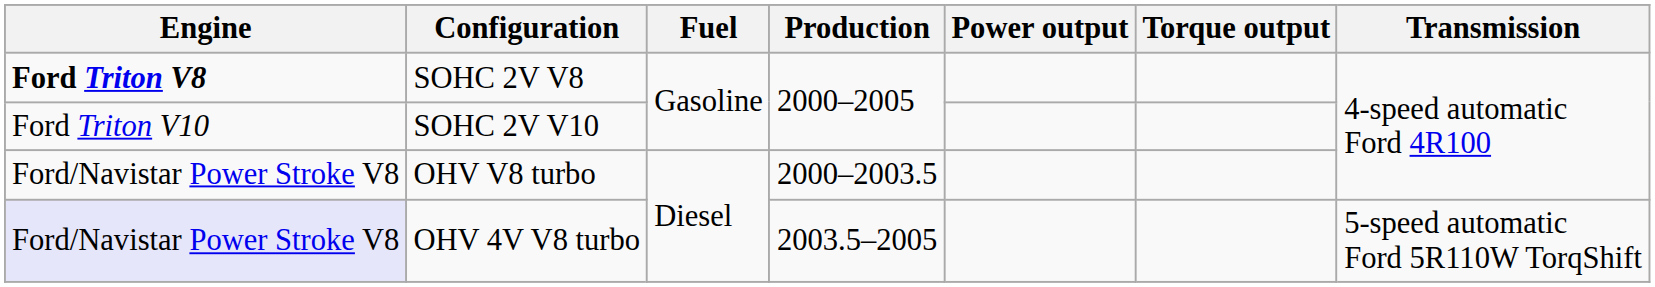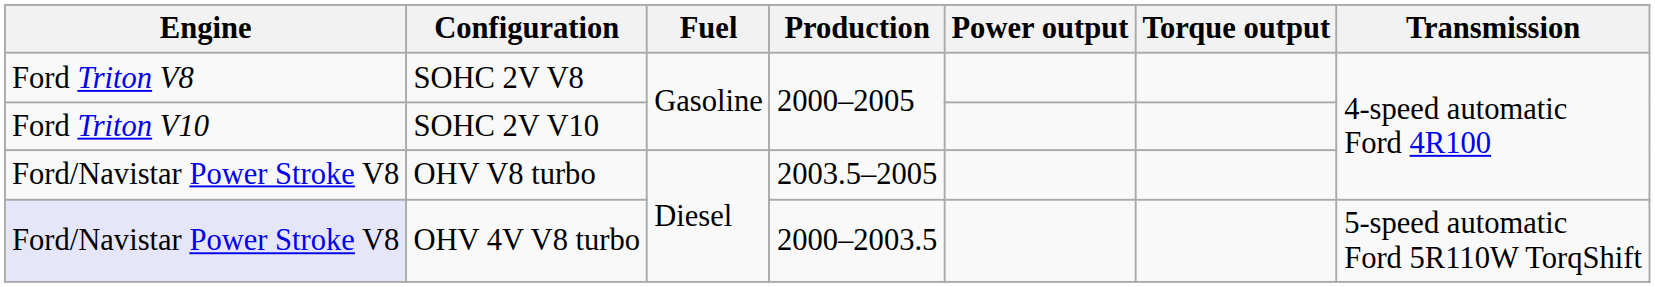(109, 77) bold -> (103, 77) normal
(857, 174) 2000–2003.5 -> (857, 174) 2003.5–2005
(857, 239) 2003.5–2005 -> (857, 239) 2000–2003.5
